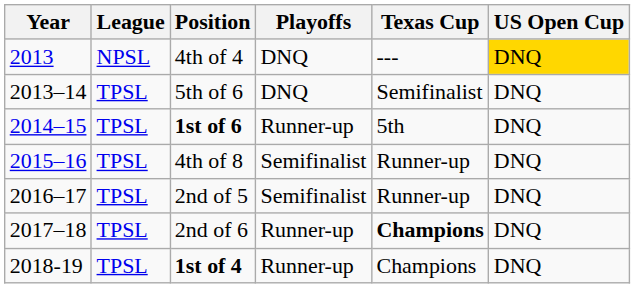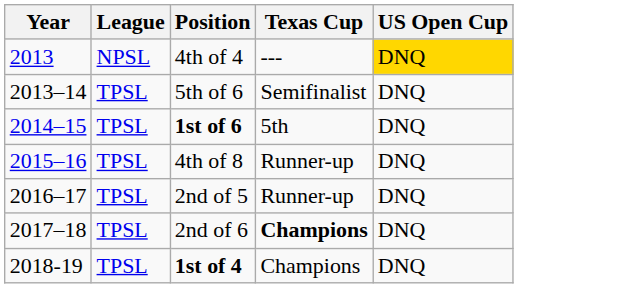- column: (313, 21)
